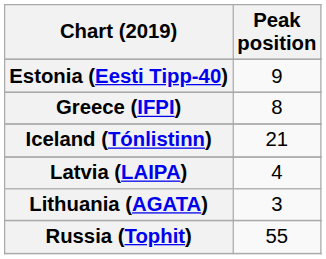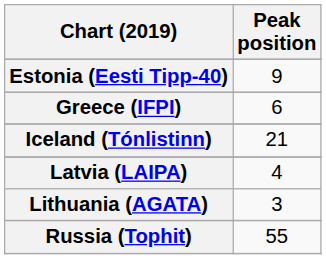(277, 107) 8 -> (277, 107) 6
